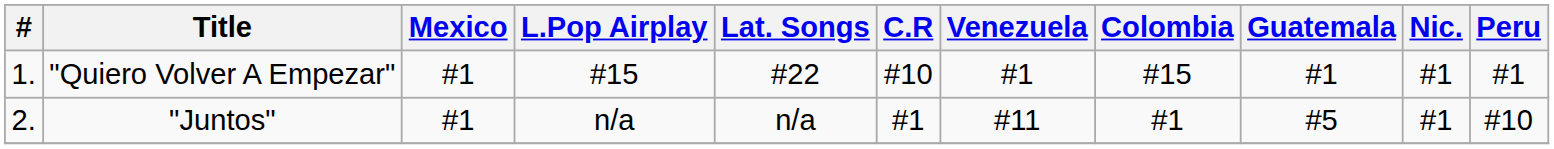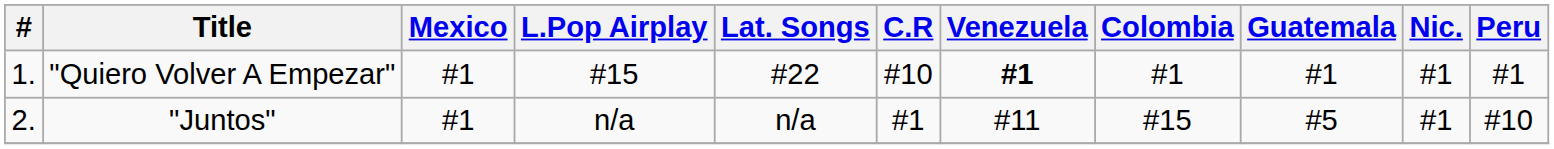(1017, 73) normal -> (1017, 73) bold
(1167, 73) #15 -> (1167, 73) #1
(1167, 119) #1 -> (1167, 119) #15
